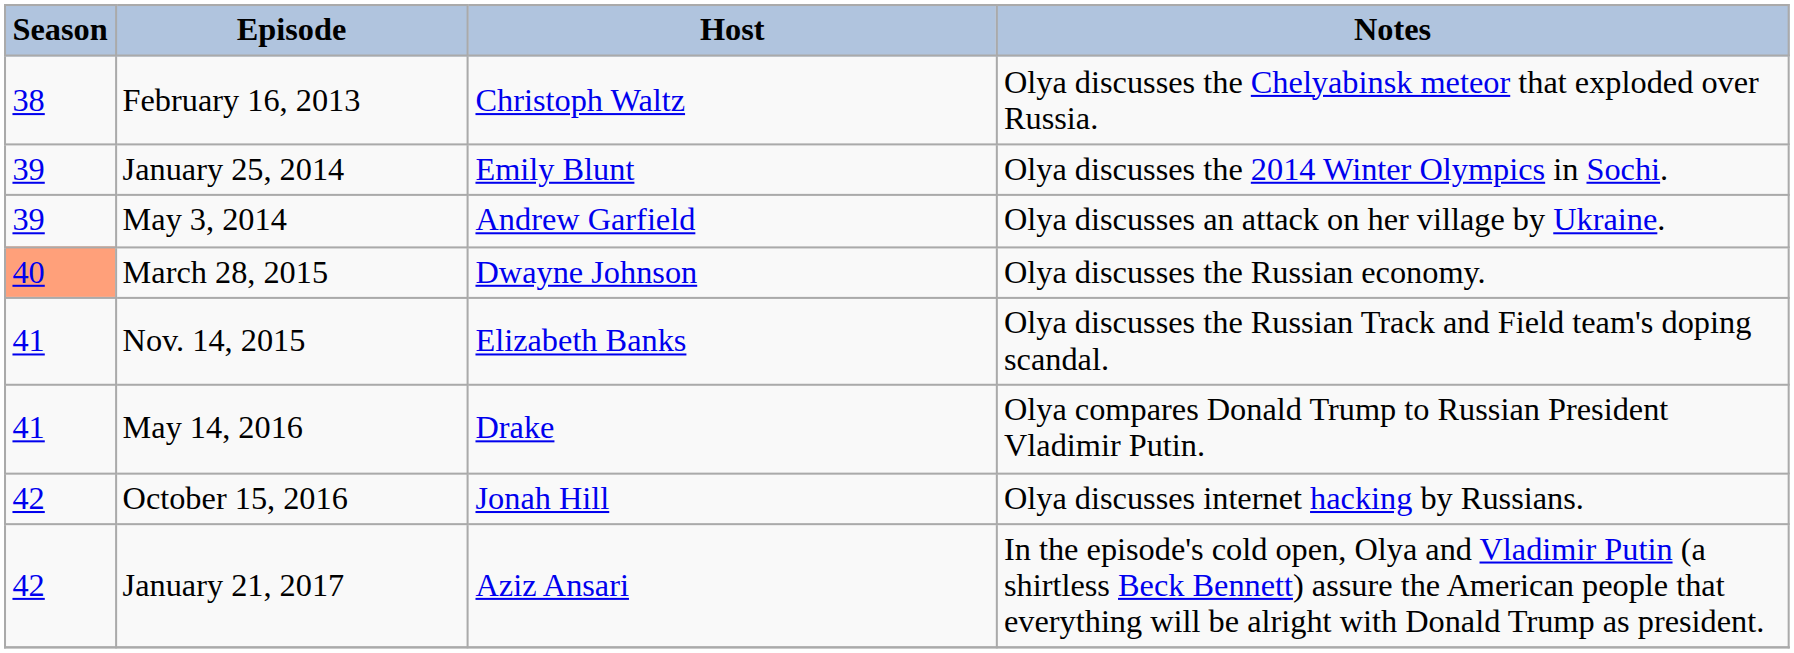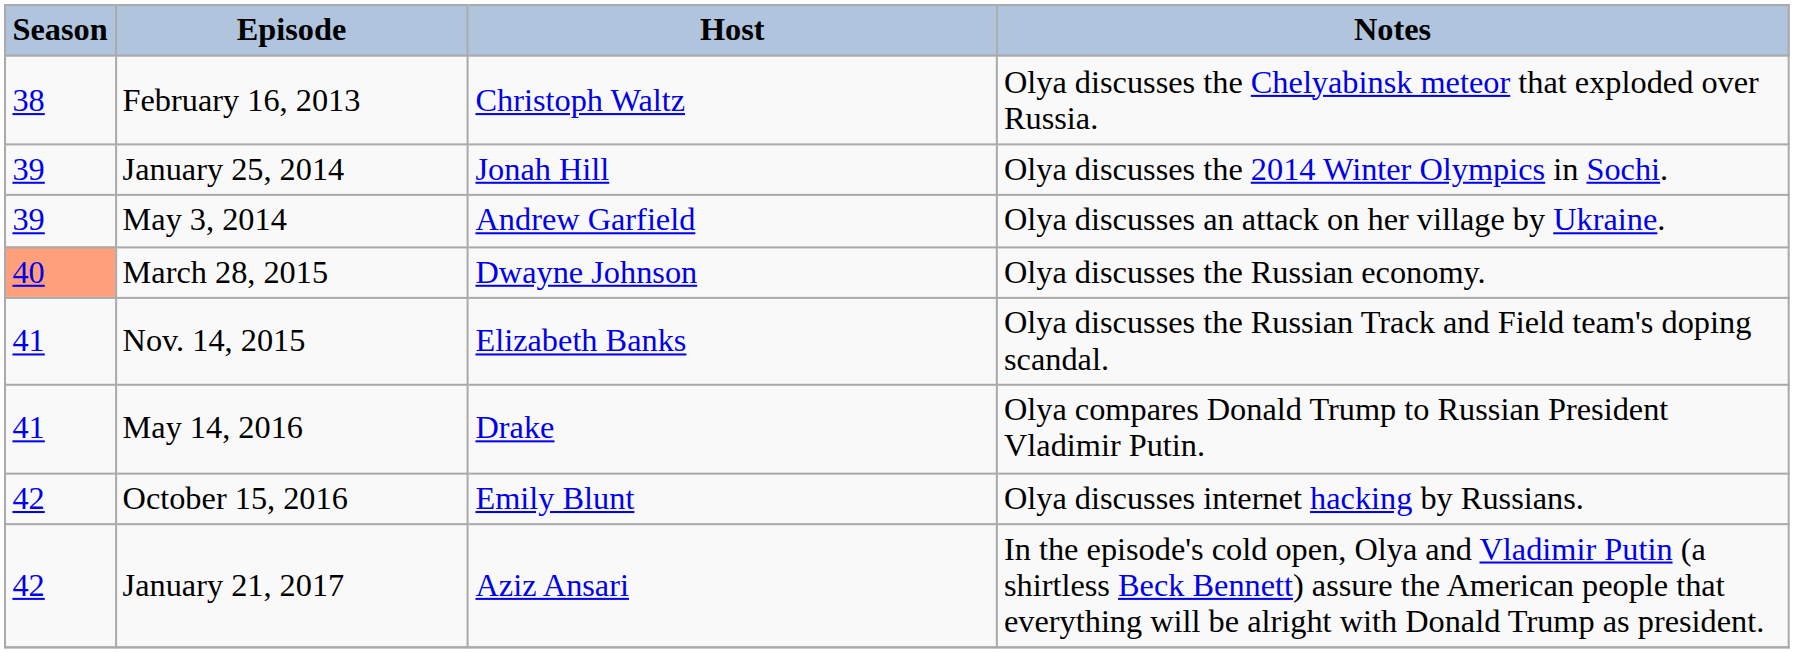(555, 169) Emily Blunt -> (542, 169) Jonah Hill
(542, 498) Jonah Hill -> (555, 498) Emily Blunt
